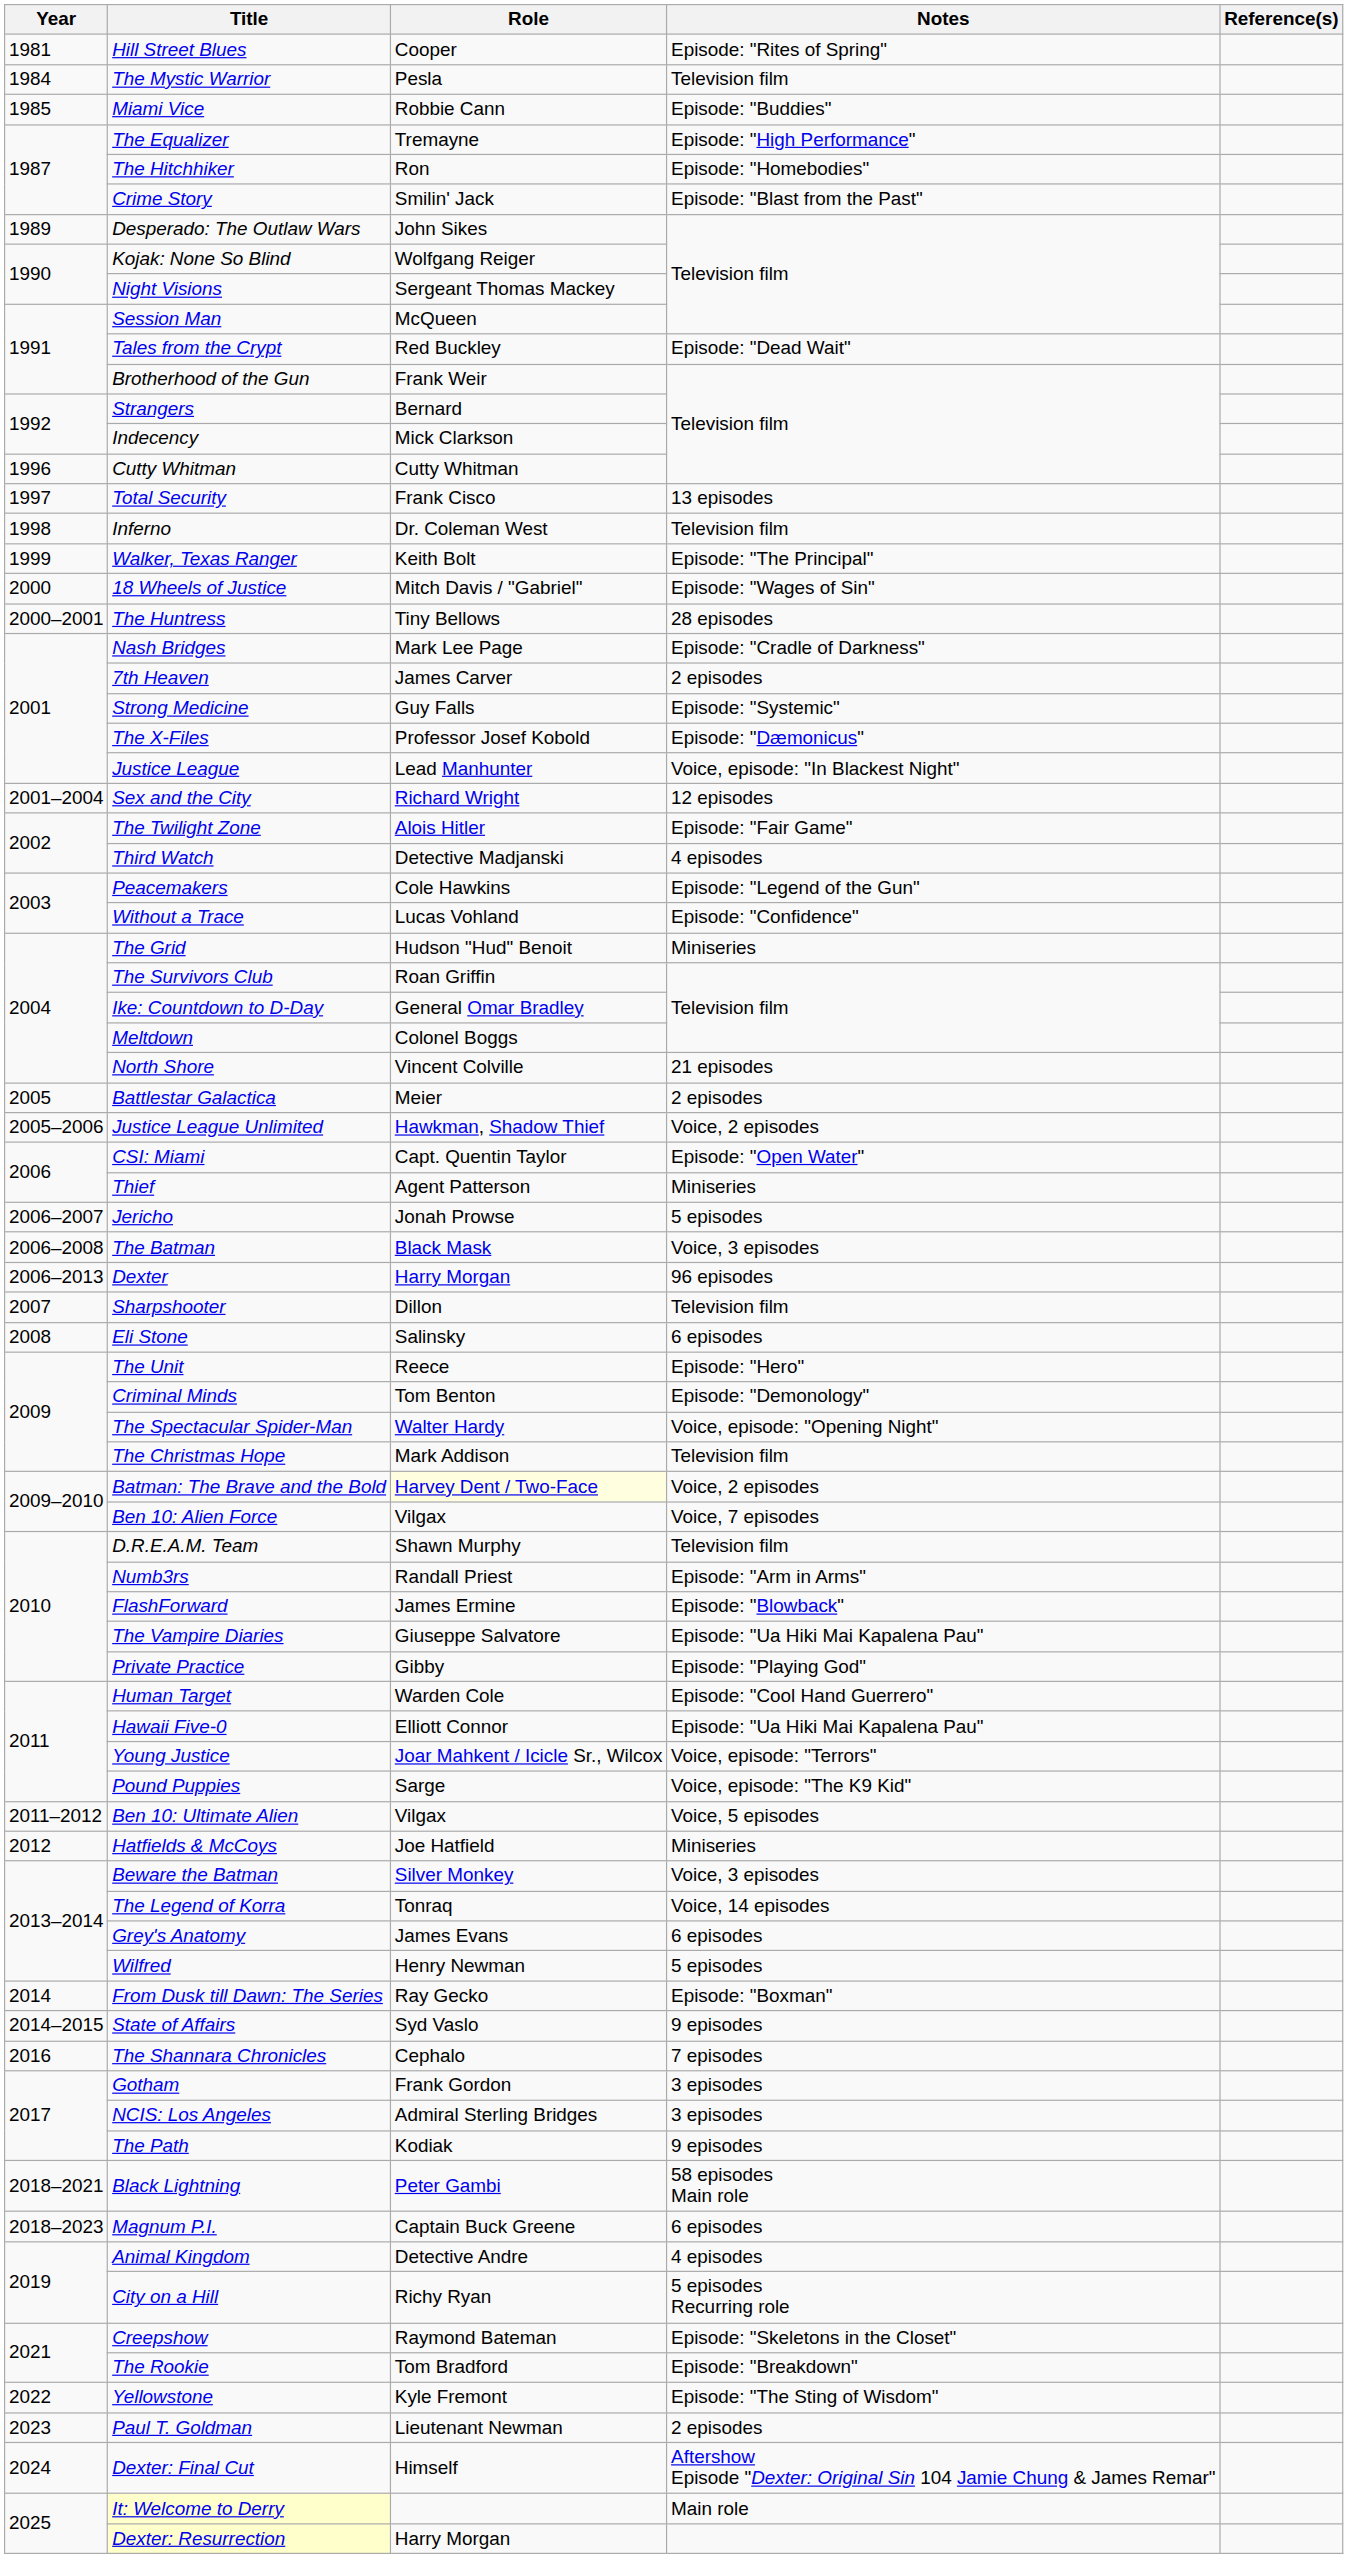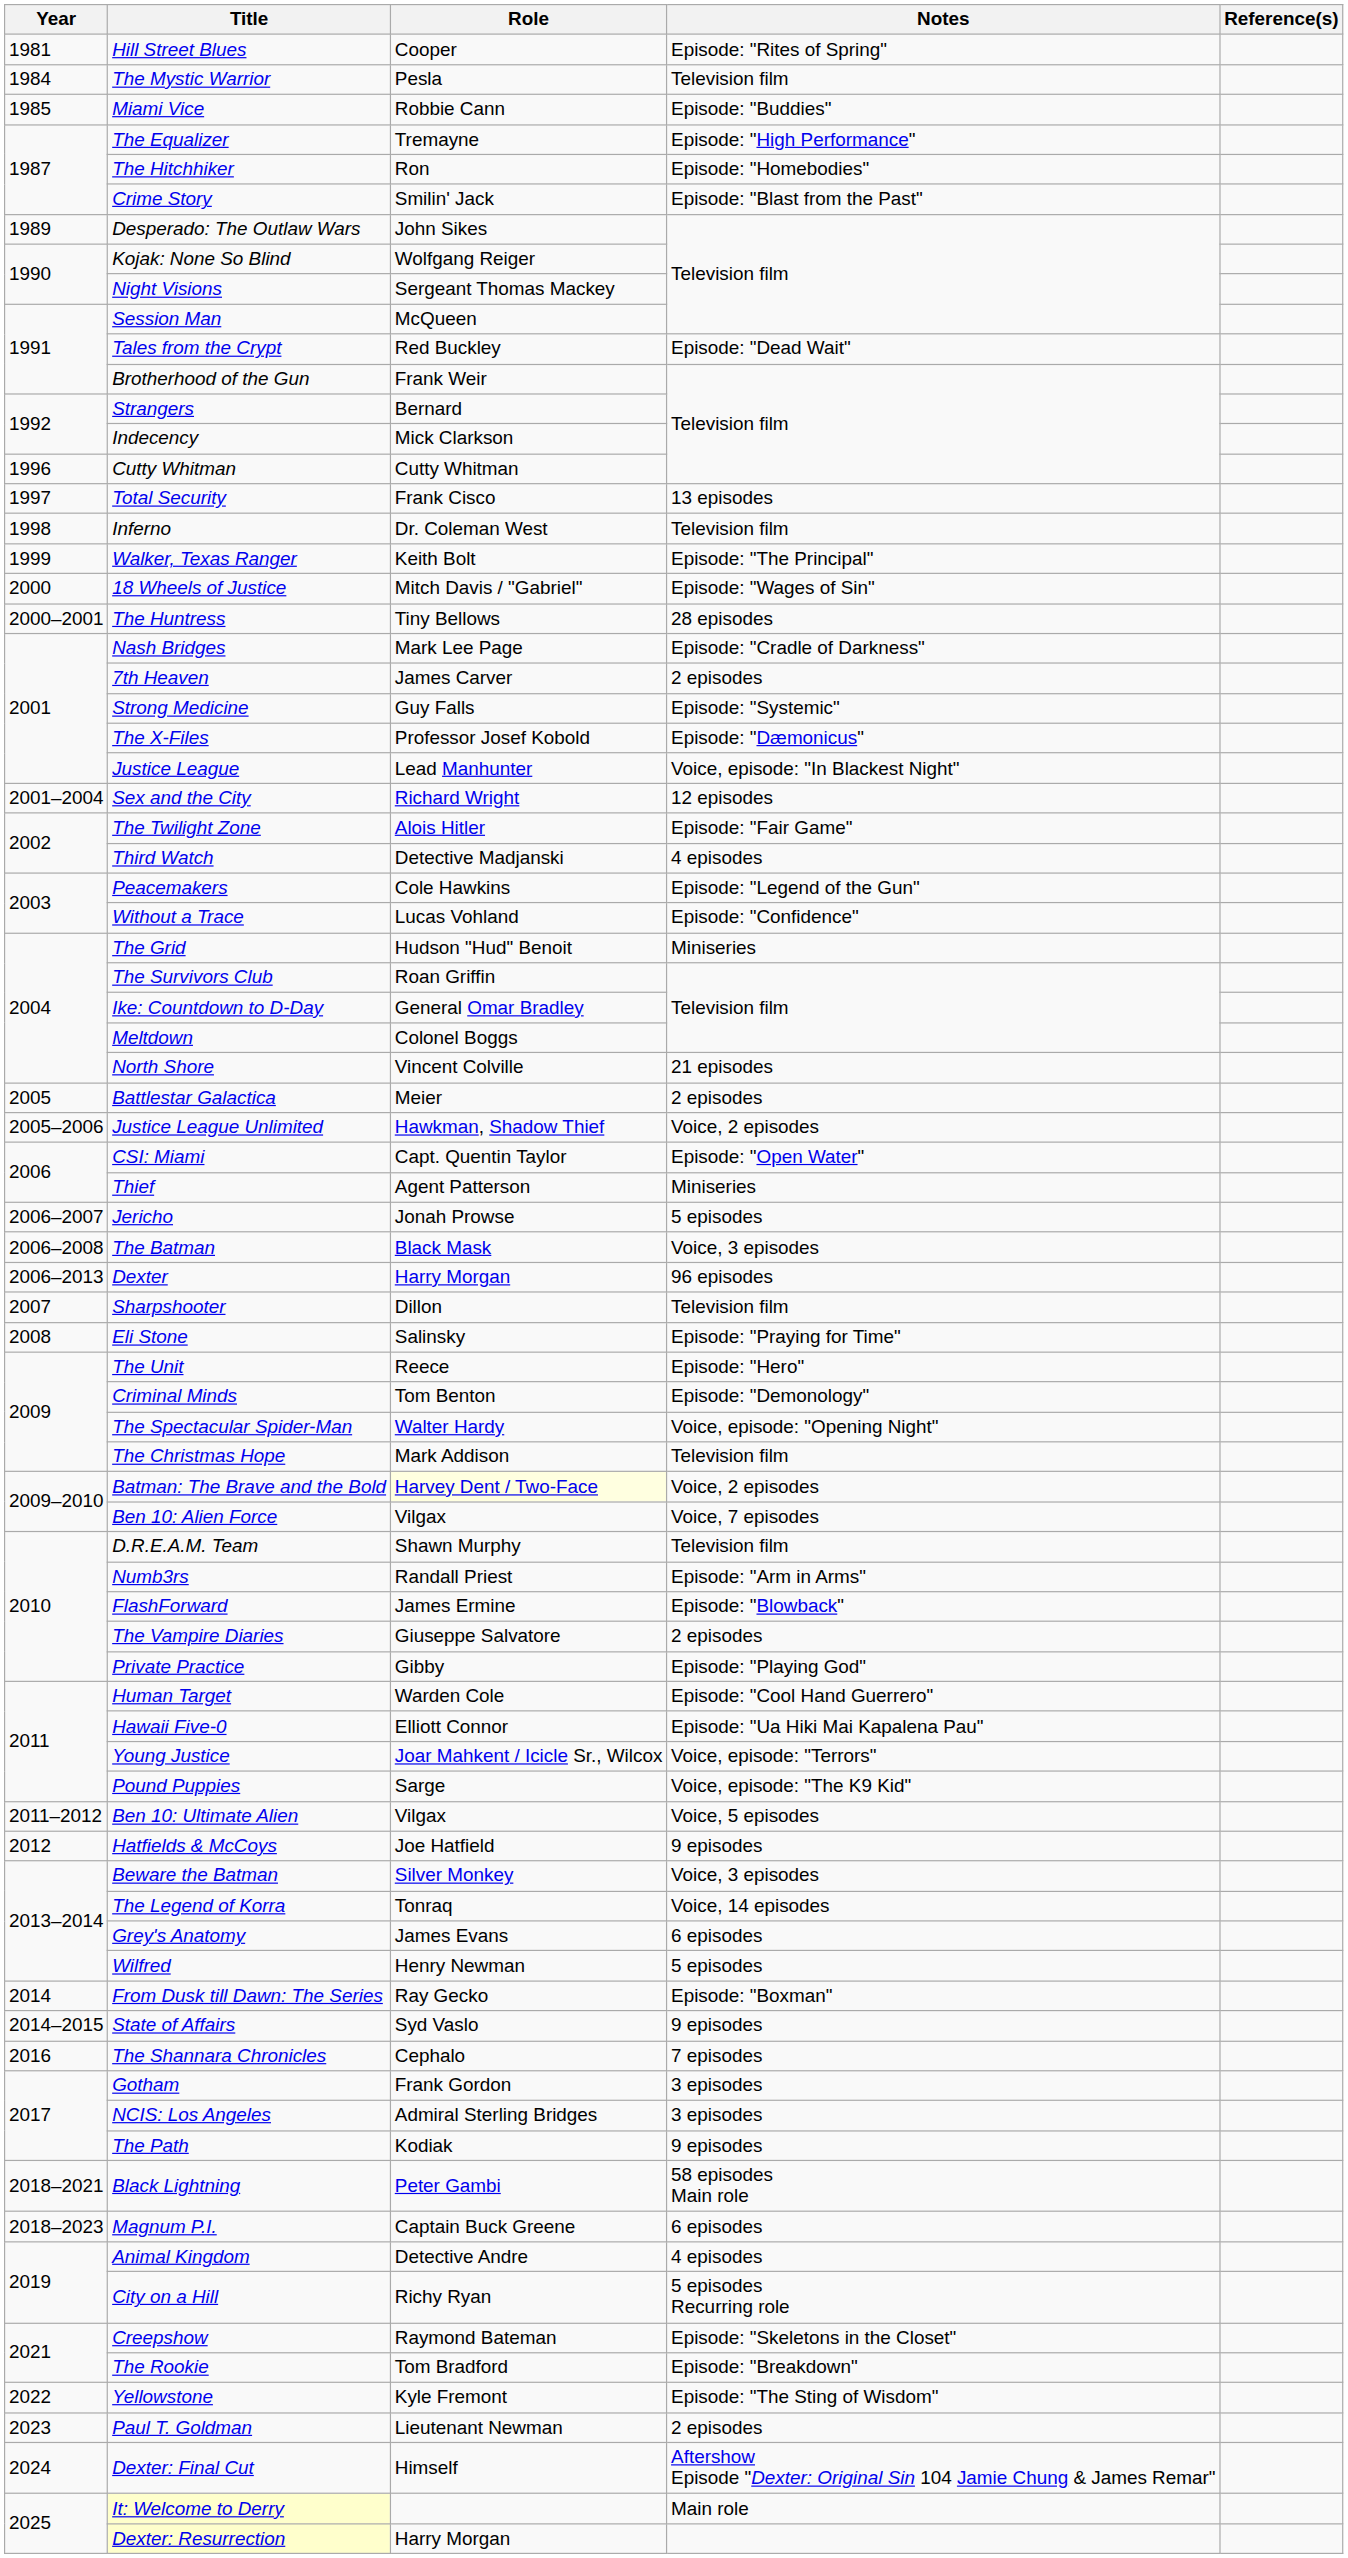(717, 1336) 6 episodes -> (786, 1336) Episode: "Praying for Time"
(827, 1636) Episode: "Ua Hiki Mai Kapalena Pau" -> (717, 1636) 2 episodes
(714, 1845) Miniseries -> (717, 1845) 9 episodes
